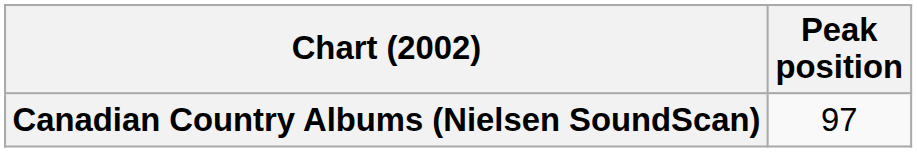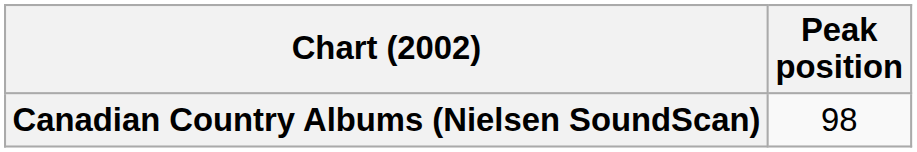(839, 119) 97 -> (839, 119) 98
